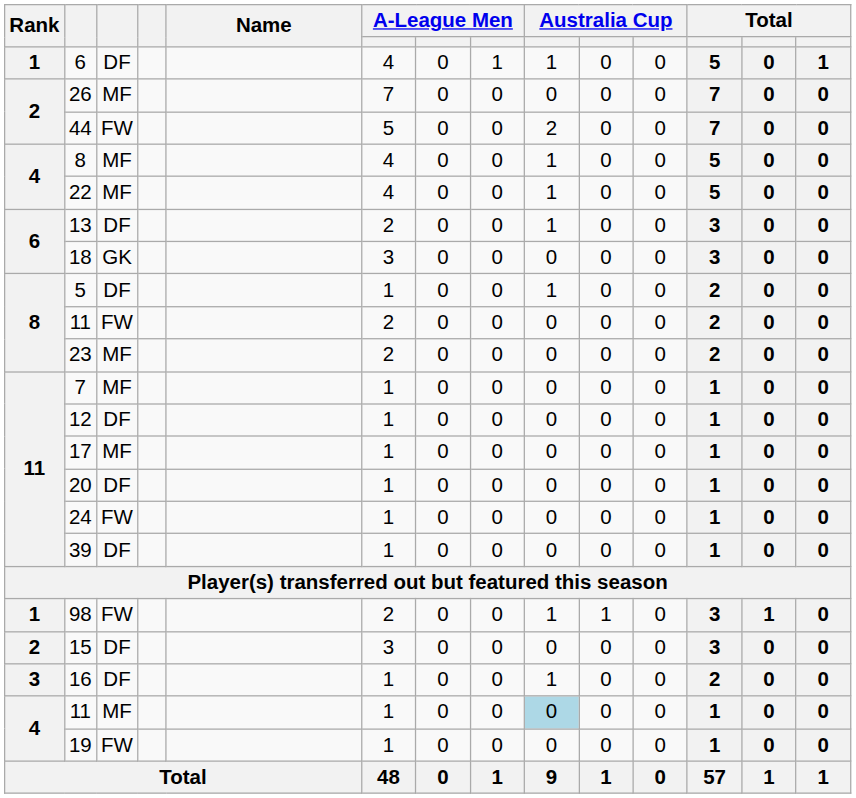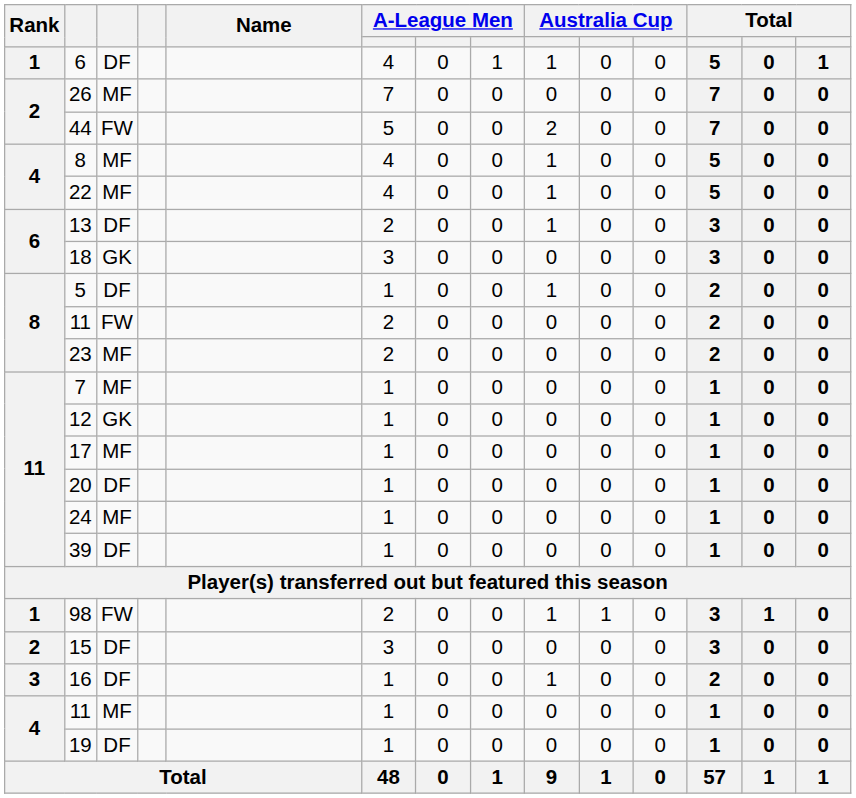(117, 419) DF -> (117, 419) GK
(117, 517) FW -> (117, 517) MF
(552, 712) lightblue background -> (552, 712) no background
(117, 744) FW -> (117, 744) DF
